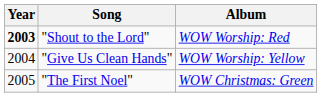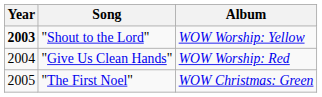(234, 37) WOW Worship: Red -> (242, 37) WOW Worship: Yellow
(242, 59) WOW Worship: Yellow -> (234, 59) WOW Worship: Red
